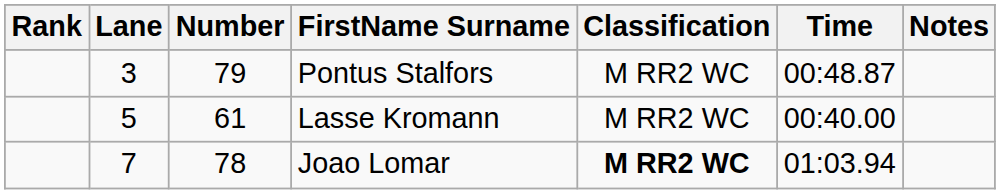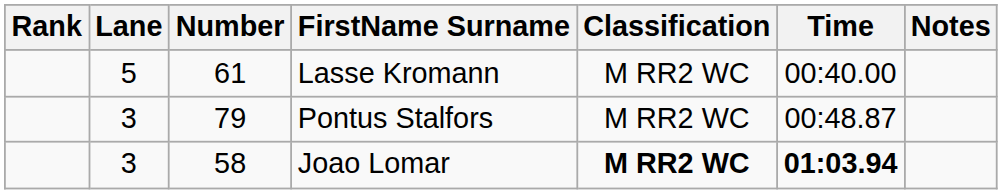rows swapped: (399, 118) <-> (395, 73)
(129, 164) 7 -> (129, 164) 3
(230, 164) 78 -> (230, 164) 58
(840, 164) normal -> (841, 164) bold
